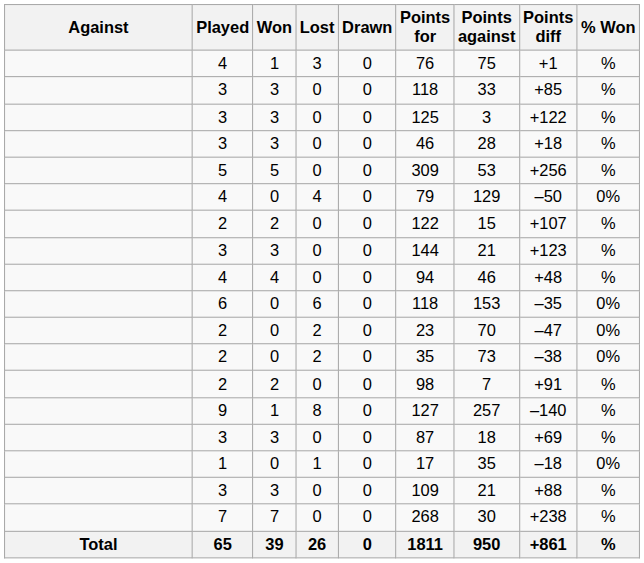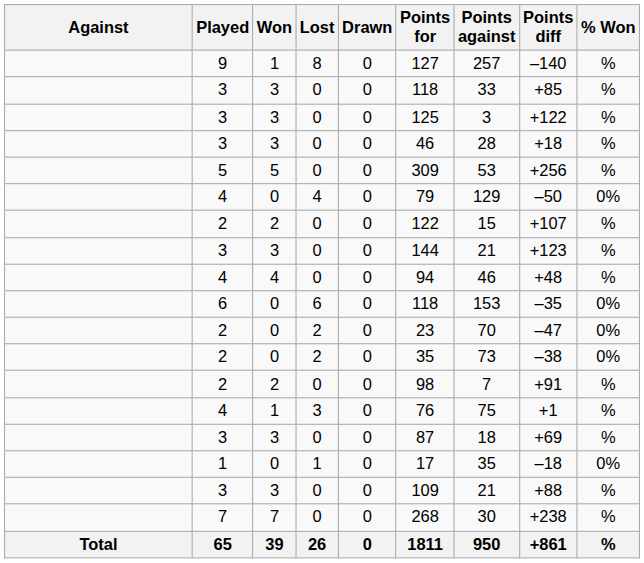rows swapped: (223, 63) <-> (223, 410)
